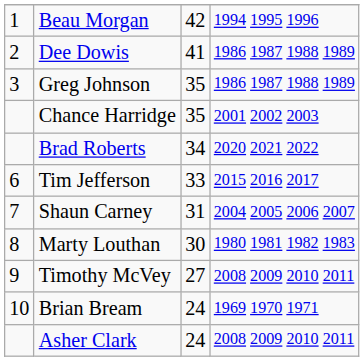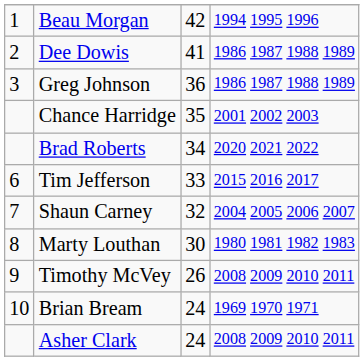(195, 84) 35 -> (195, 84) 36
(195, 212) 31 -> (195, 212) 32
(195, 276) 27 -> (195, 276) 26
